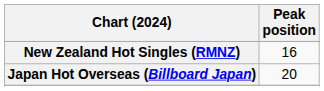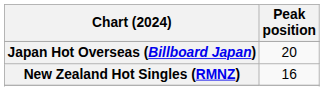rows swapped: (132, 74) <-> (132, 52)
